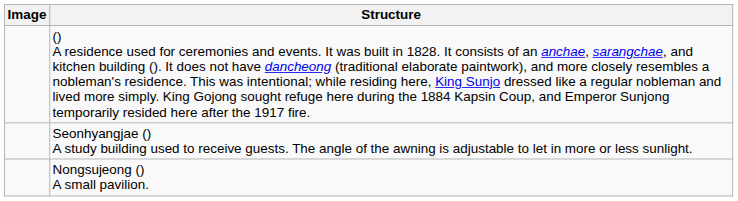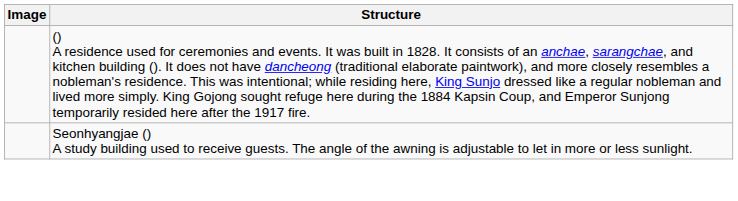- row: (101, 177)
